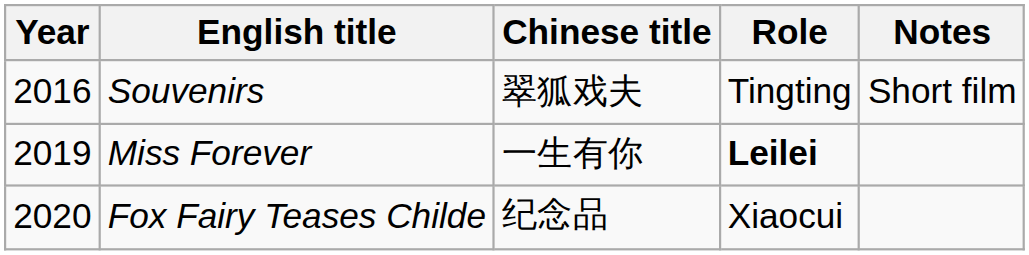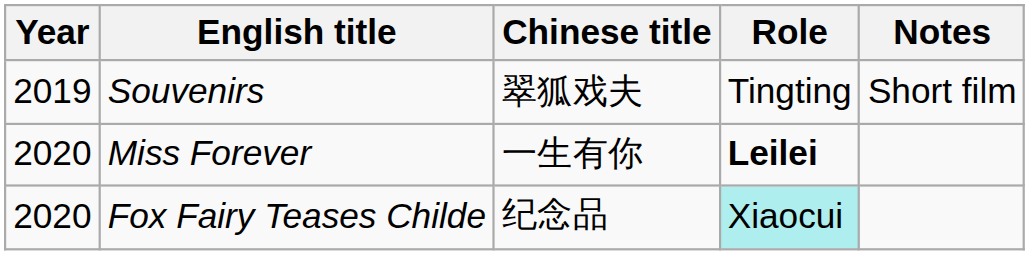(52, 91) 2016 -> (52, 91) 2019
(52, 153) 2019 -> (52, 153) 2020
(785, 216) no background -> (785, 216) paleturquoise background
